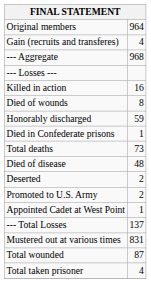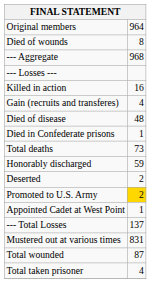rows swapped: (63, 42) <-> (37, 103)
rows swapped: (36, 164) <-> (49, 118)
(141, 194) no background -> (141, 194) gold background
